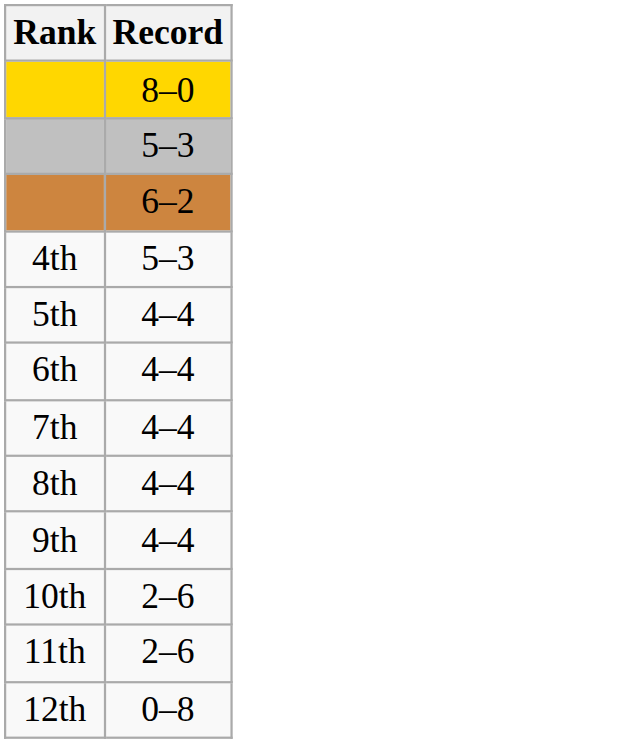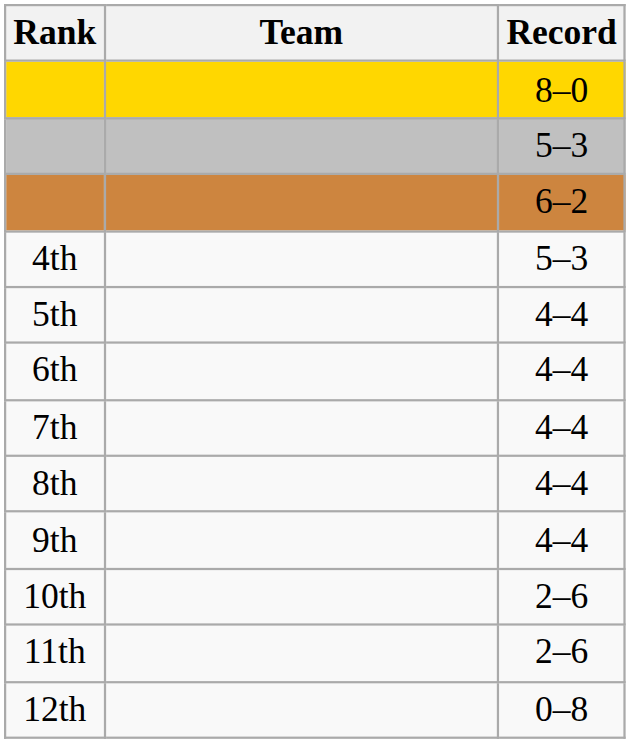+ column: (301, 32)
